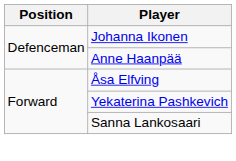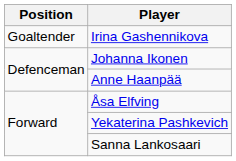+ row: (150, 36)
